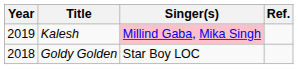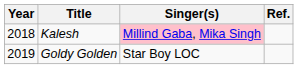(21, 34) 2019 -> (21, 34) 2018
(21, 53) 2018 -> (21, 53) 2019
